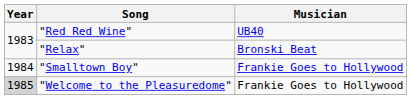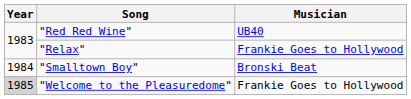(277, 49) Bronski Beat -> (320, 49) Frankie Goes to Hollywood
(320, 67) Frankie Goes to Hollywood -> (277, 67) Bronski Beat
